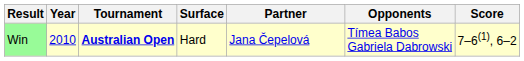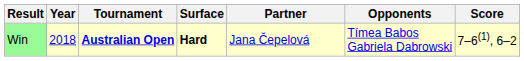(63, 39) 2010 -> (63, 39) 2018
(193, 39) normal -> (193, 39) bold
